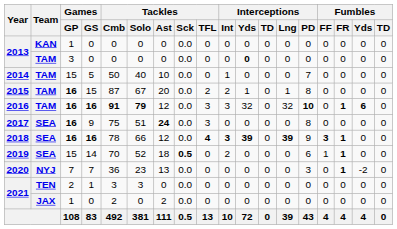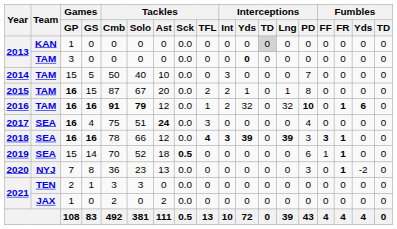(267, 43) no background -> (267, 43) lightgrey background
(227, 75) 1 -> (227, 75) 3
(208, 106) 3 -> (208, 106) 1
(227, 106) 3 -> (227, 106) 2
(91, 122) 9 -> (91, 122) 4
(308, 122) 8 -> (308, 122) 4
(308, 138) 9 -> (308, 138) 3
(227, 153) 2 -> (227, 153) 0
(91, 169) 7 -> (91, 169) 8
